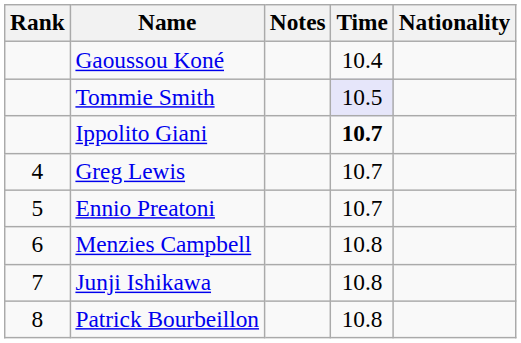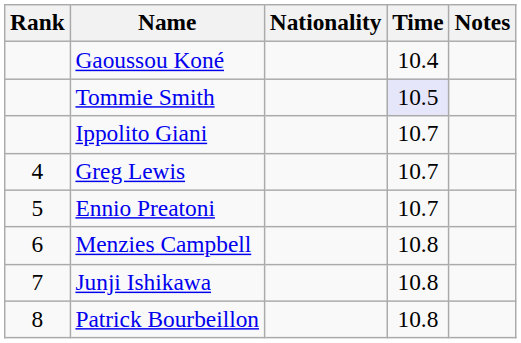columns swapped: (454, 23) <-> (298, 23)
(362, 134) bold -> (418, 134) normal
